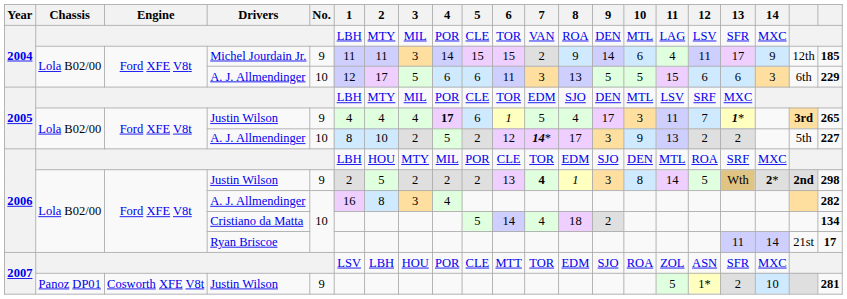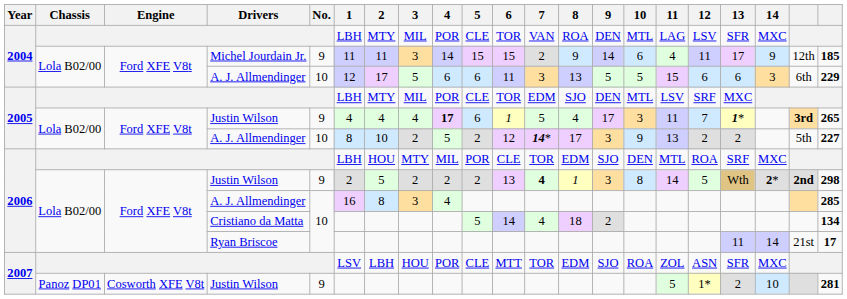(830, 201) 282 -> (830, 201) 285
